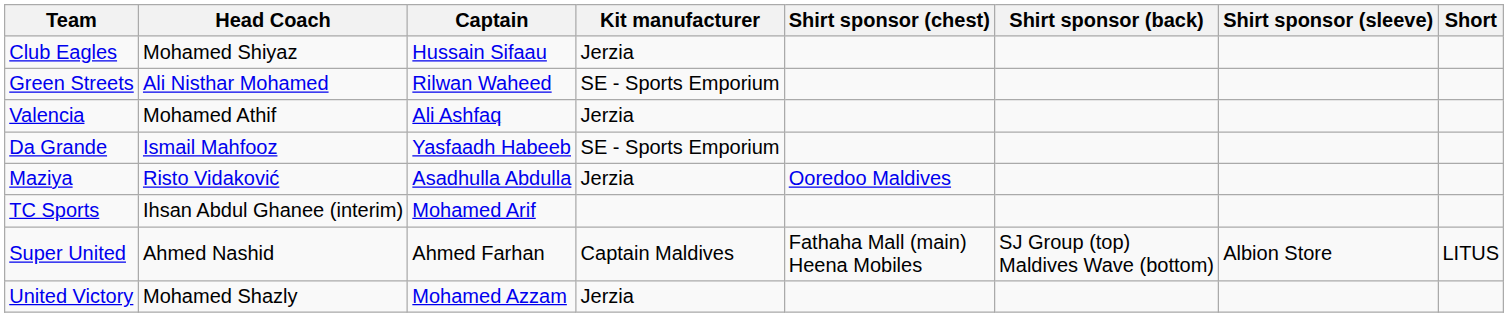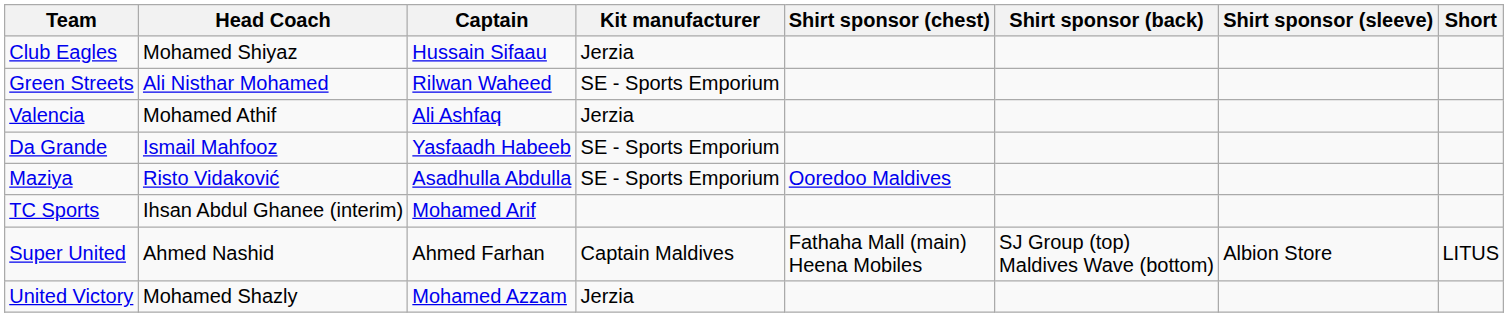(607, 178) Jerzia -> (680, 178) SE - Sports Emporium
